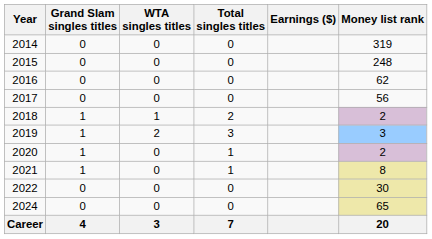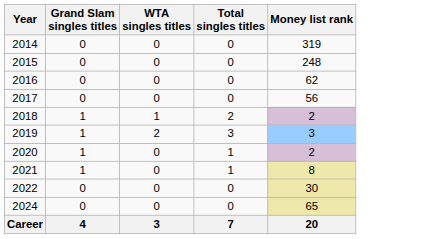- column: (303, 19)
